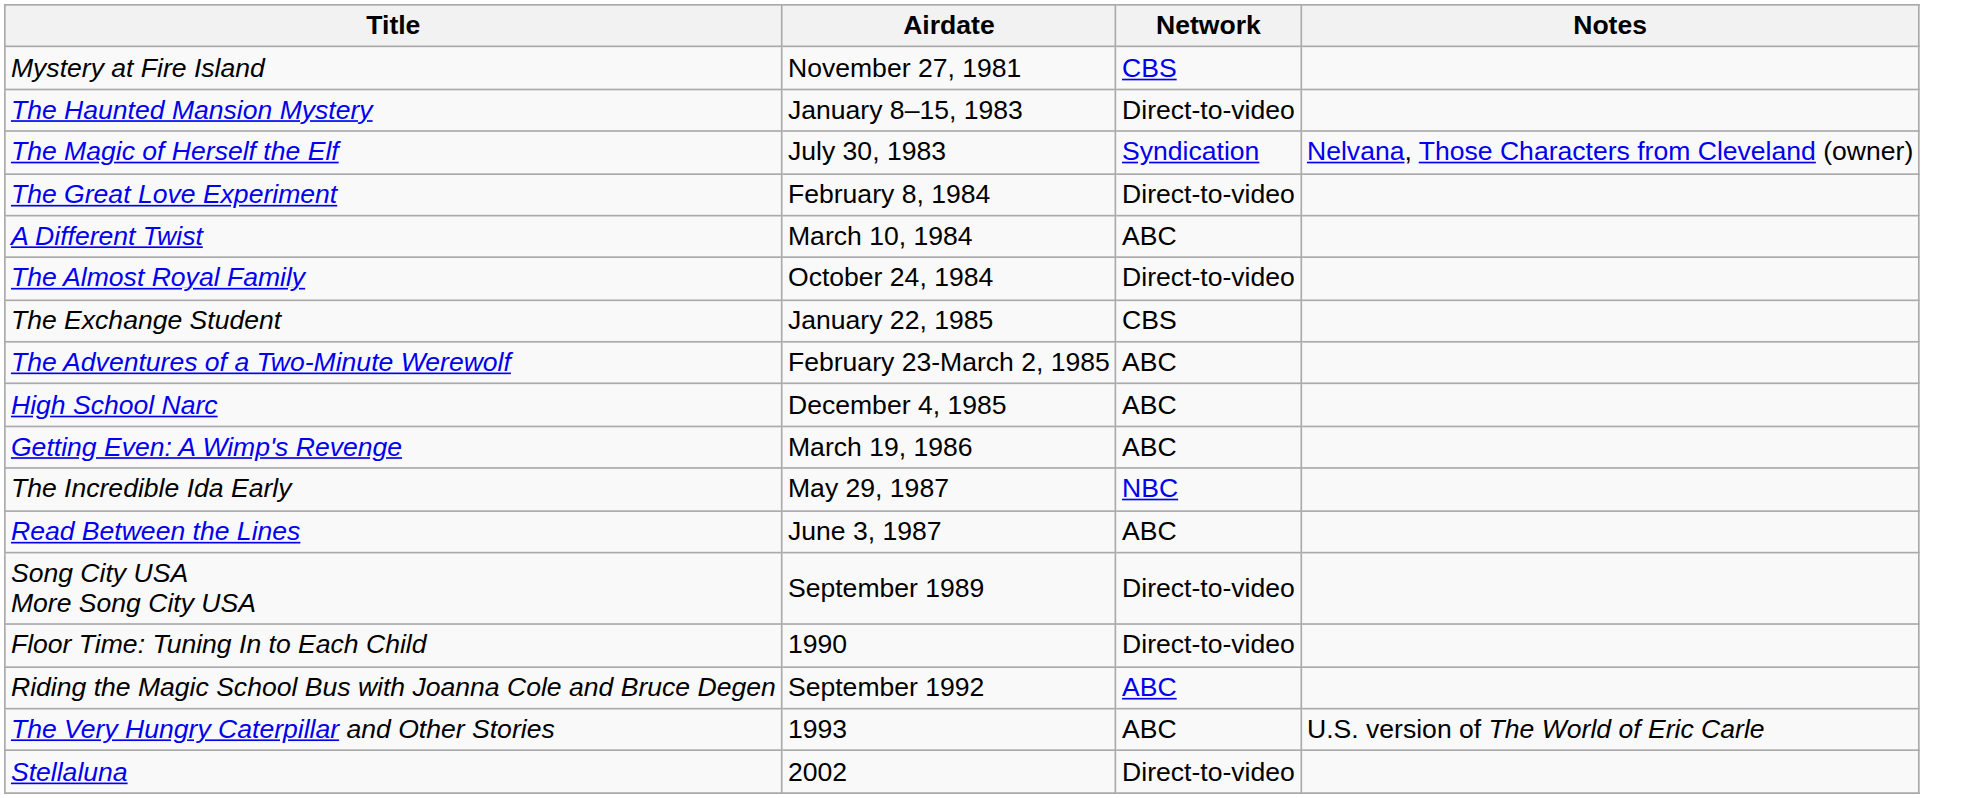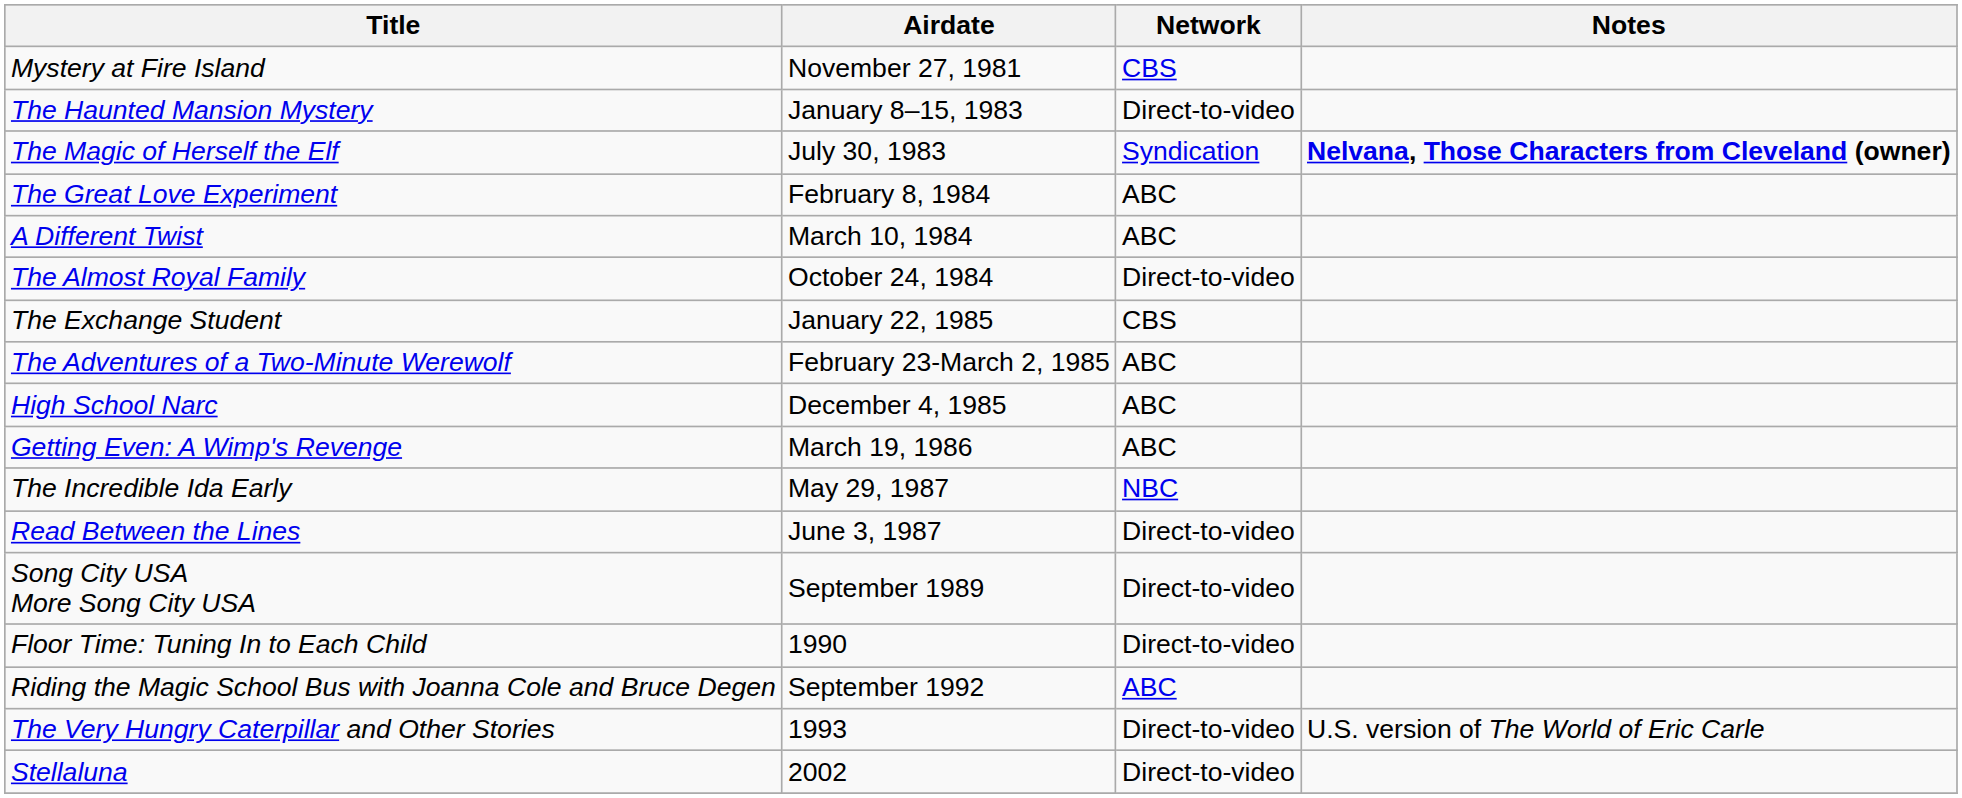(1610, 151) normal -> (1629, 151) bold
(1208, 194) Direct-to-video -> (1149, 194) ABC
(1149, 531) ABC -> (1208, 531) Direct-to-video
(1149, 729) ABC -> (1208, 729) Direct-to-video
